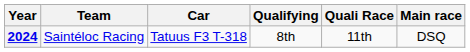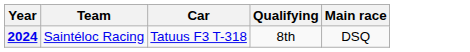- column: (359, 15)
